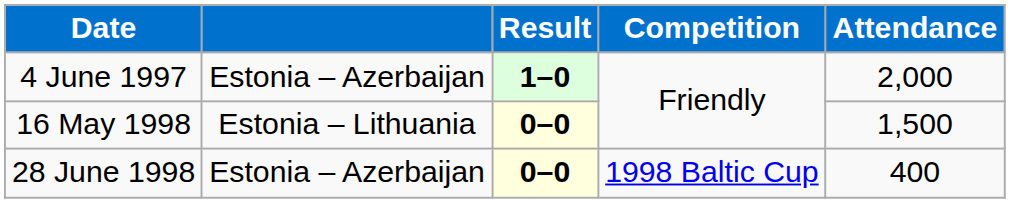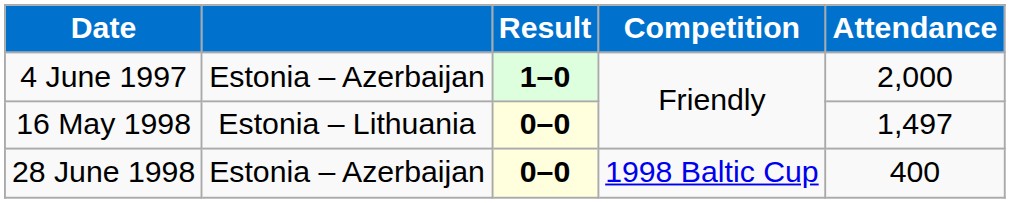(915, 124) 1,500 -> (915, 124) 1,497
